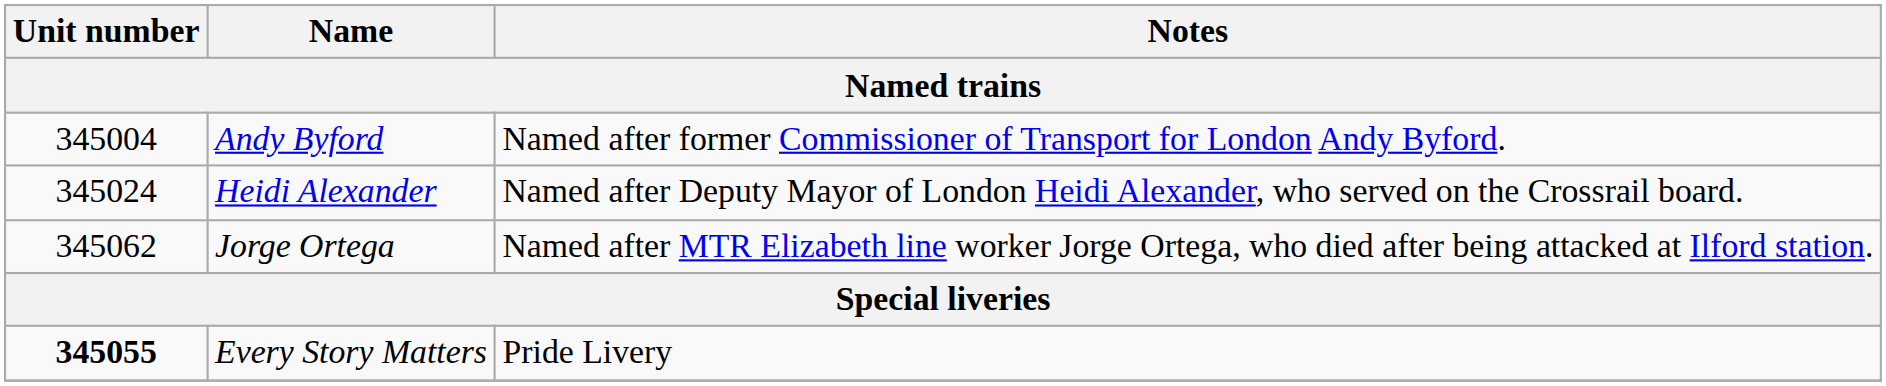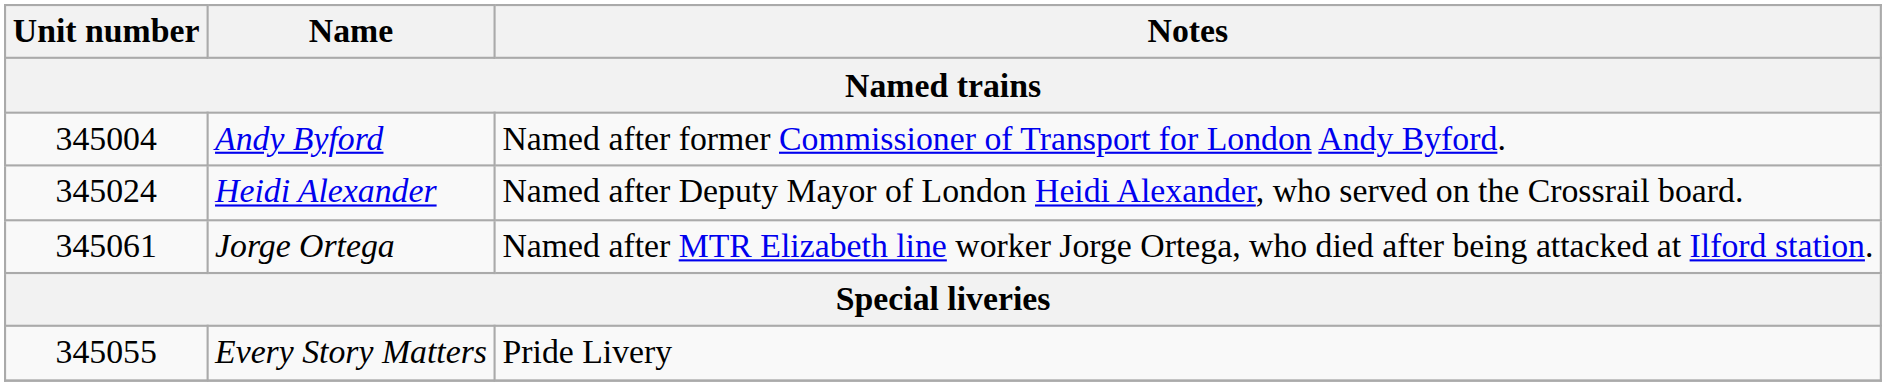(106, 245) 345062 -> (106, 245) 345061
(106, 352) bold -> (106, 352) normal
